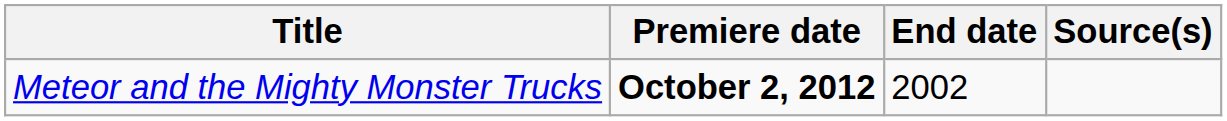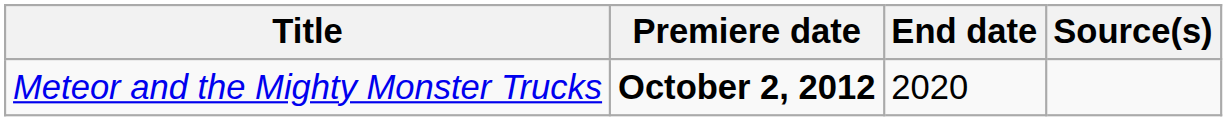(930, 86) 2002 -> (930, 86) 2020
